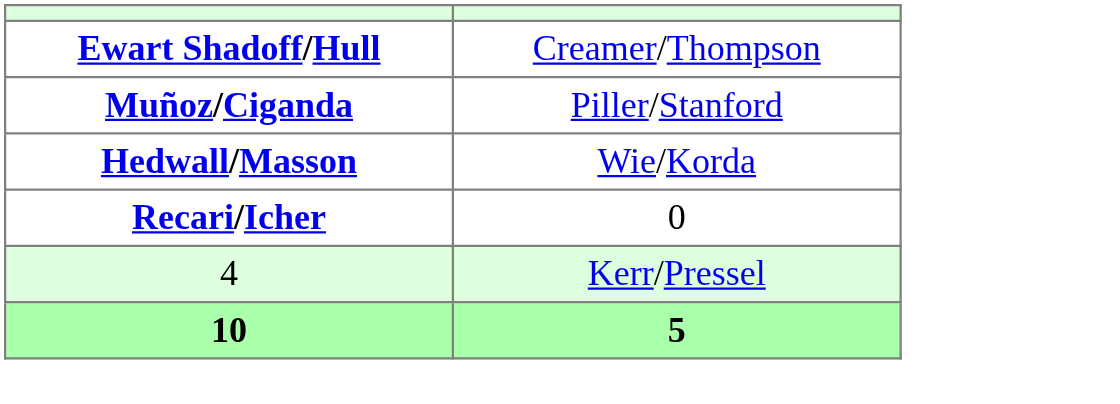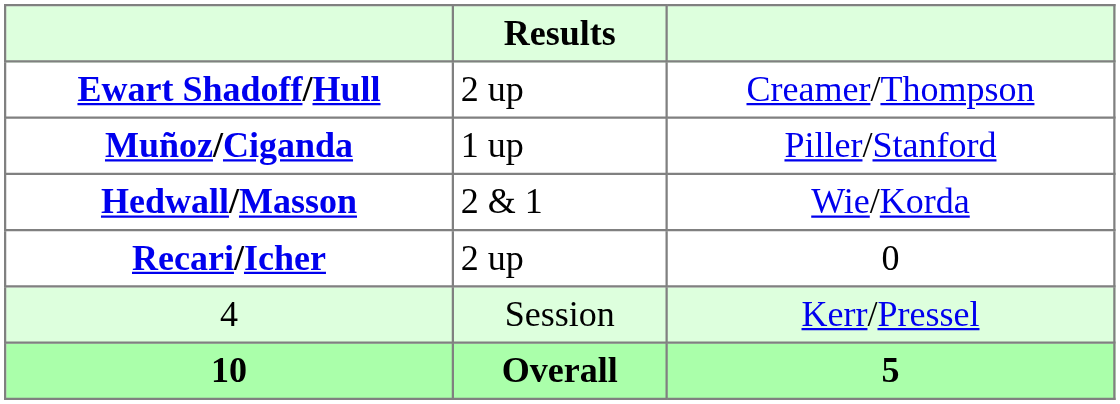+ column: (560, 32)
